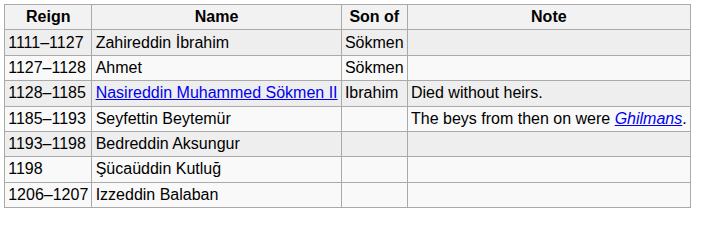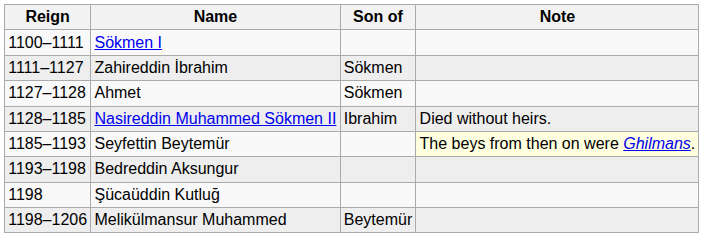+ row: (128, 42)
(549, 118) no background -> (557, 144) lightyellow background
+ row: (190, 220)
- row: (157, 194)
